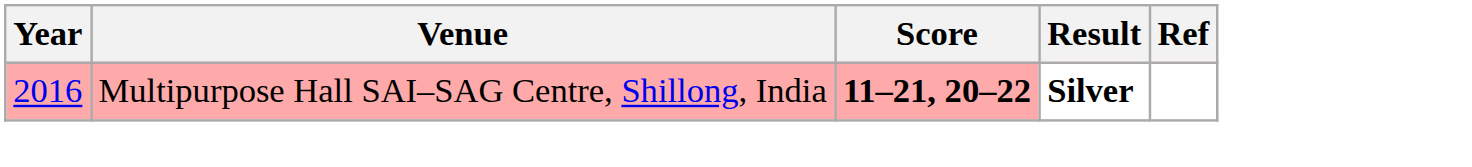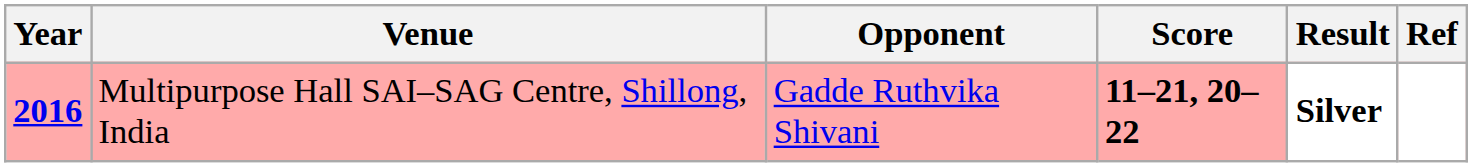+ column: (931, 33)
(48, 90) normal -> (48, 110) bold
